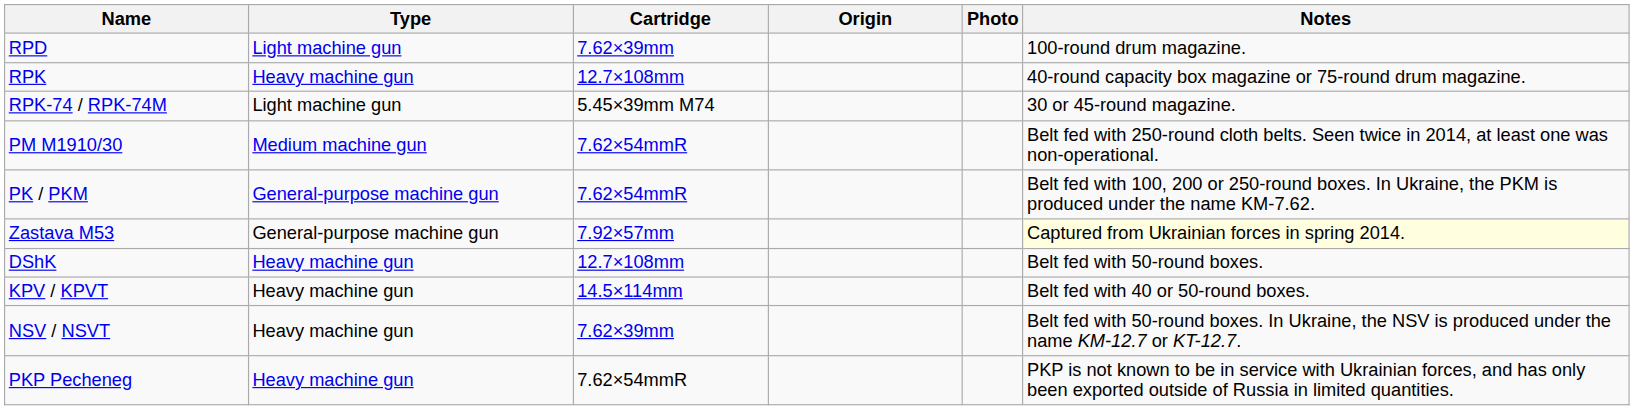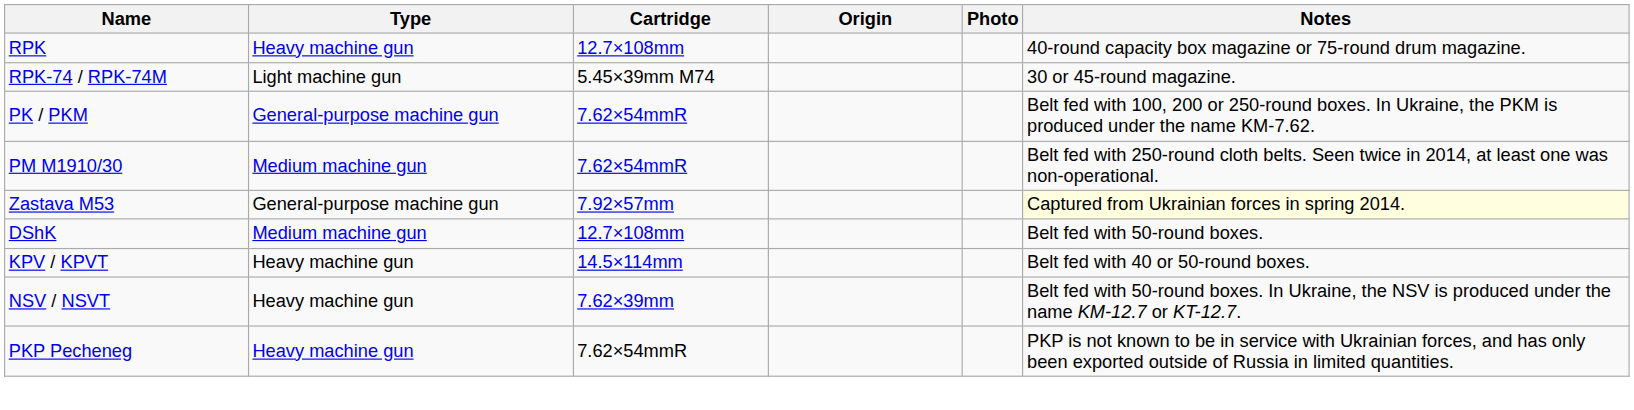- row: (28, 47)
rows swapped: (66, 144) <-> (48, 194)
(333, 262) Heavy machine gun -> (340, 233) Medium machine gun
